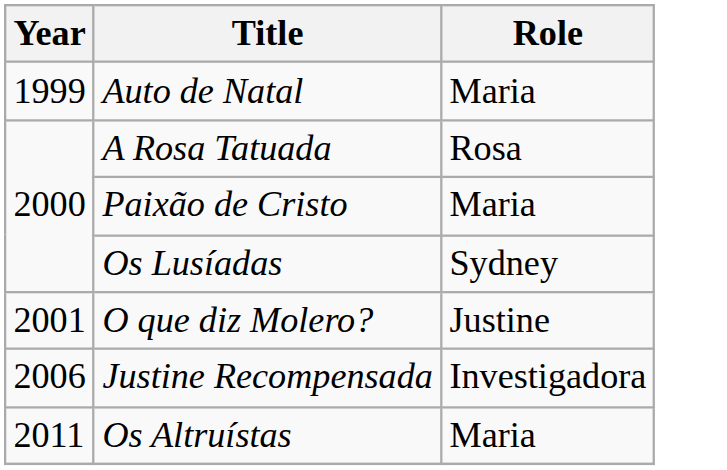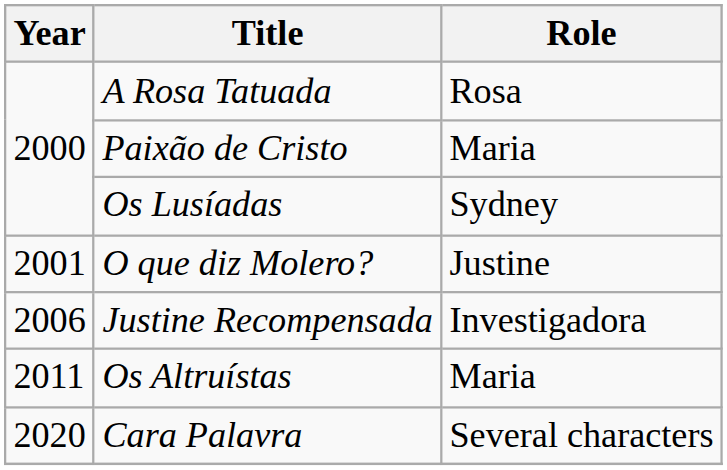- row: (203, 90)
+ row: (202, 434)
